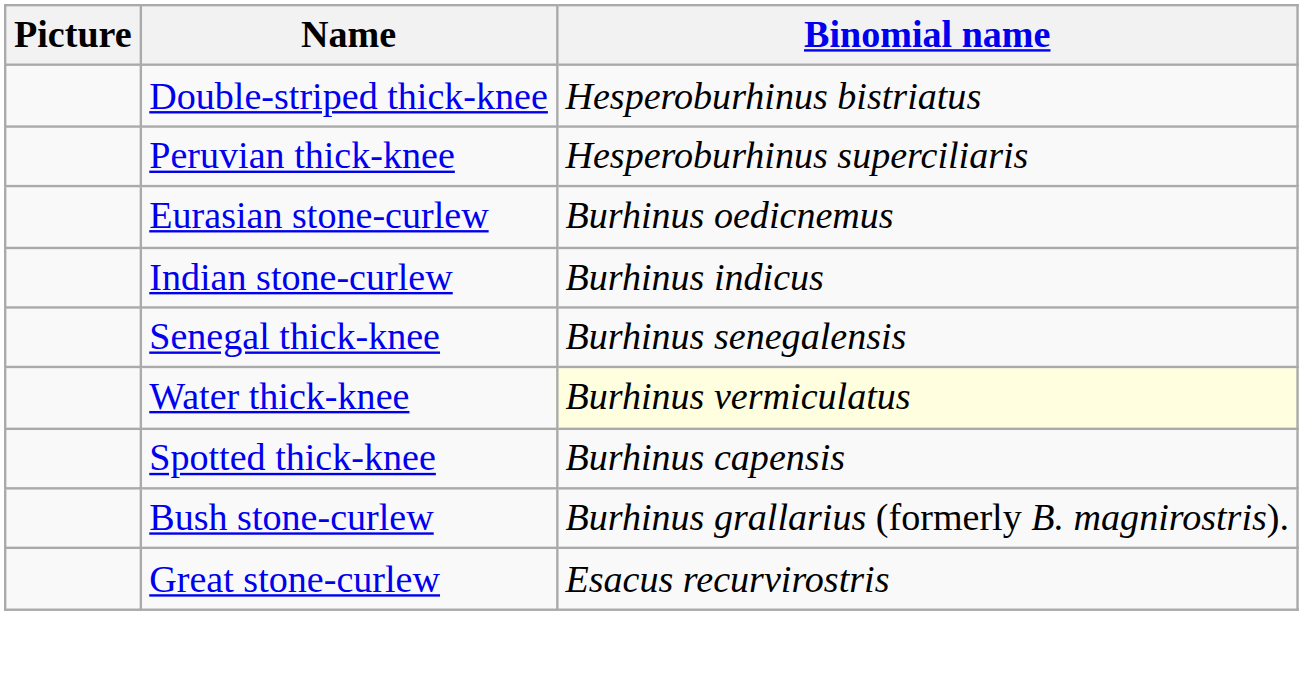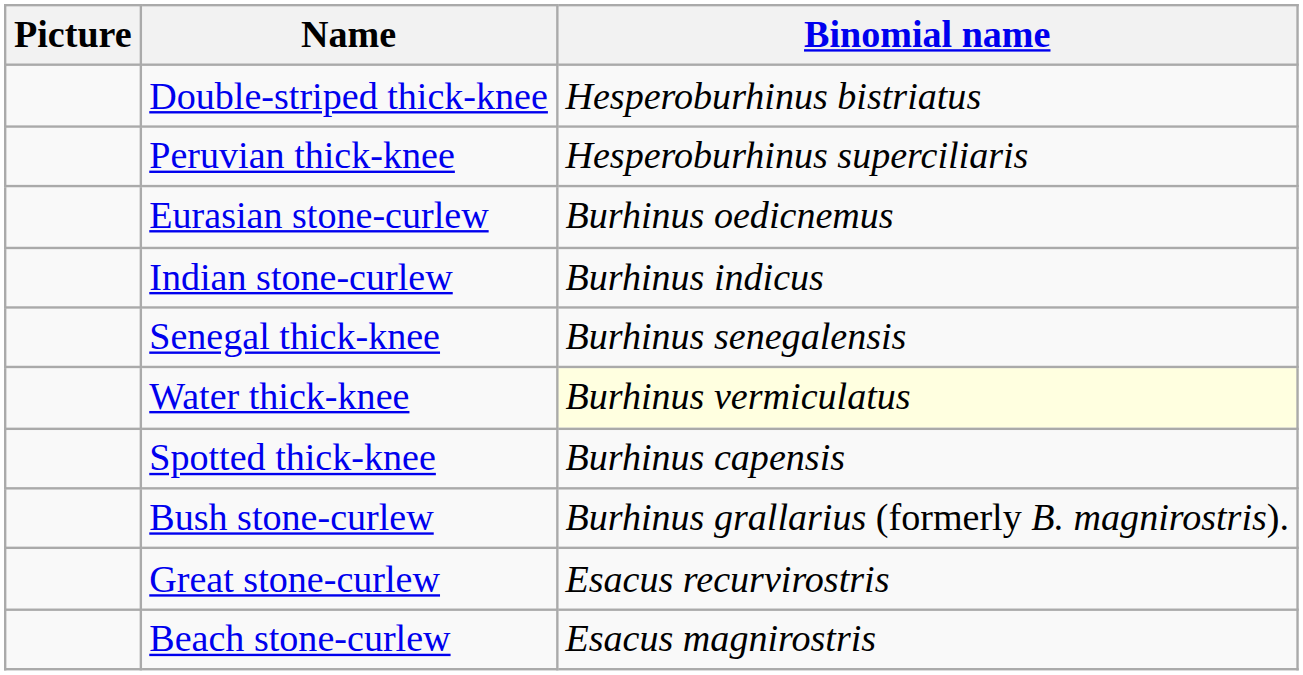+ row: (300, 638)
